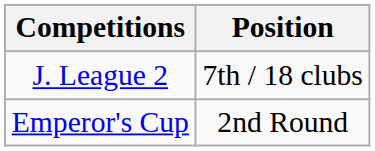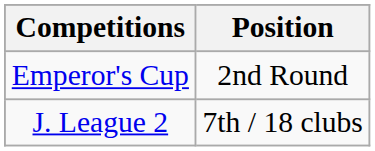rows swapped: (100, 74) <-> (100, 121)
